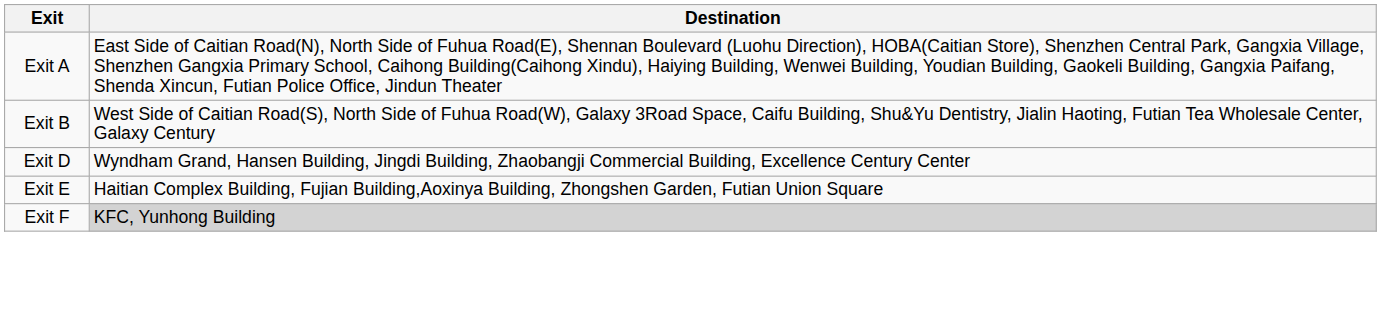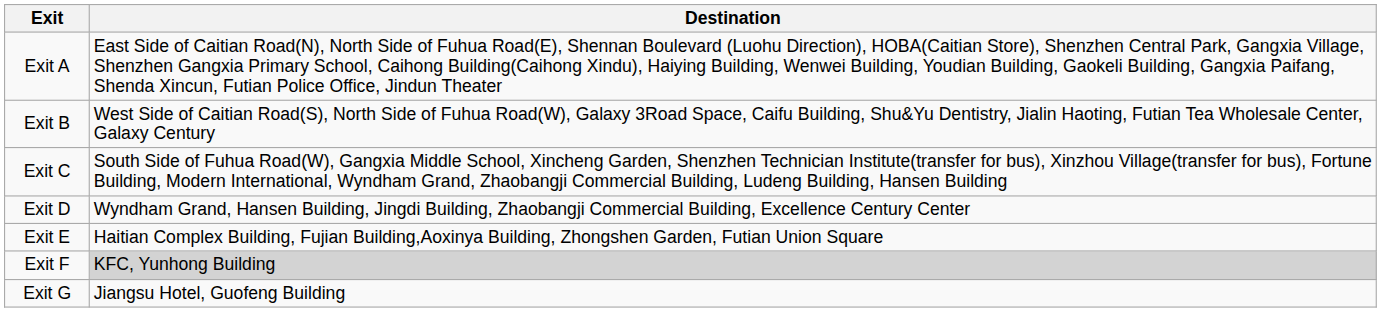+ row: (47, 171)
+ row: (47, 293)
